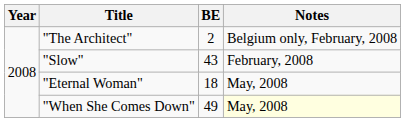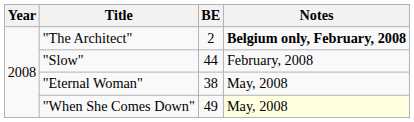(312, 38) normal -> (317, 38) bold
(211, 60) 43 -> (211, 60) 44
(211, 83) 18 -> (211, 83) 38
